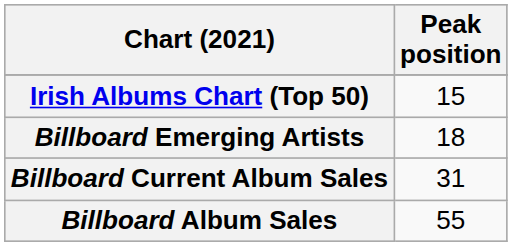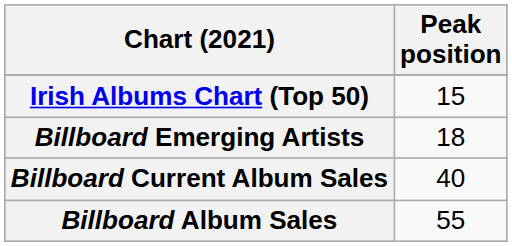(451, 178) 31 -> (451, 178) 40
